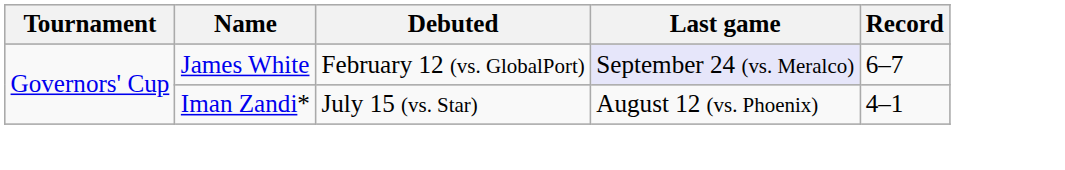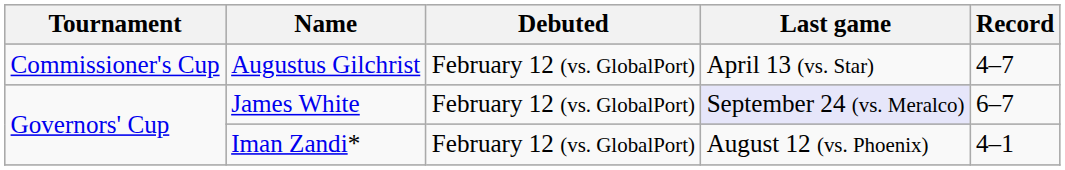+ row: (326, 64)
(400, 104) July 15 (vs. Star) -> (563, 143) February 12 (vs. GlobalPort)
